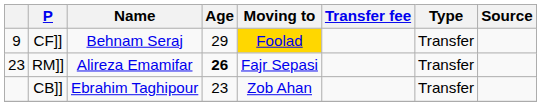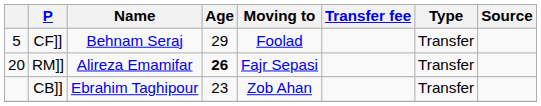(16, 40) 9 -> (16, 40) 5
(279, 40) gold background -> (279, 40) no background
(16, 64) 23 -> (16, 64) 20
